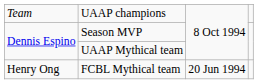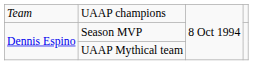- row: (131, 69)
